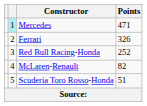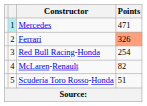(124, 38) no background -> (124, 38) lightsalmon background
(124, 52) 252 -> (124, 52) 254
